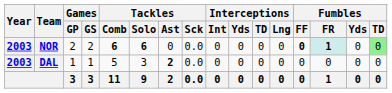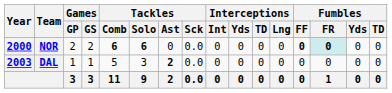(19, 46) 2003 -> (19, 46) 2000
(328, 46) 1 -> (328, 46) 0
(378, 46) lightgreen background -> (378, 46) no background
